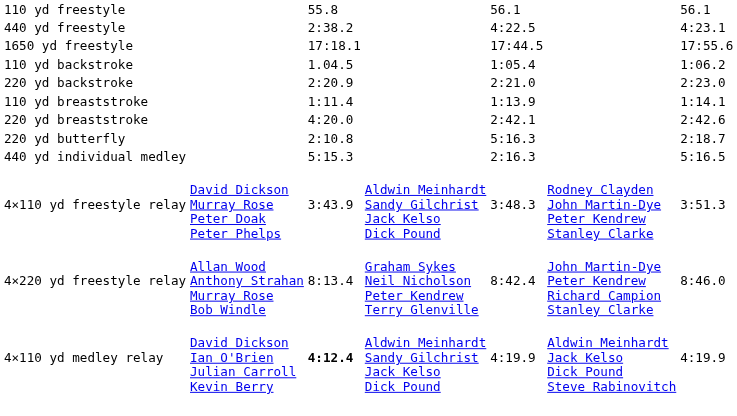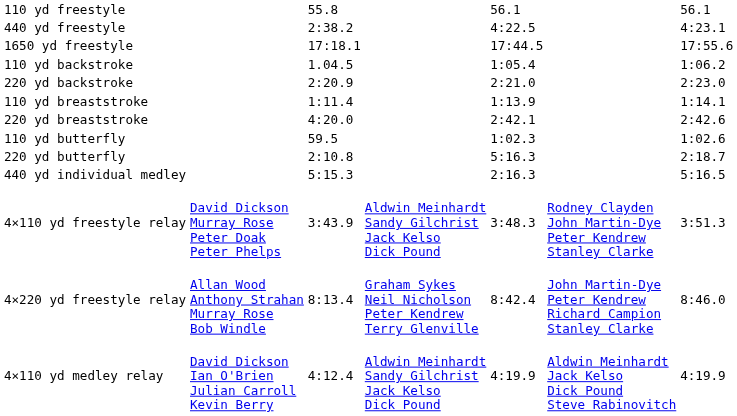+ row: (65, 138)
(331, 357) bold -> (331, 376) normal
